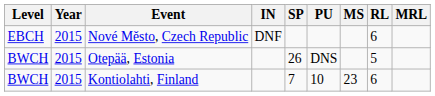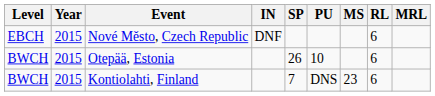(324, 58) DNS -> (317, 58) 10
(374, 58) 5 -> (374, 58) 6
(317, 79) 10 -> (324, 79) DNS
